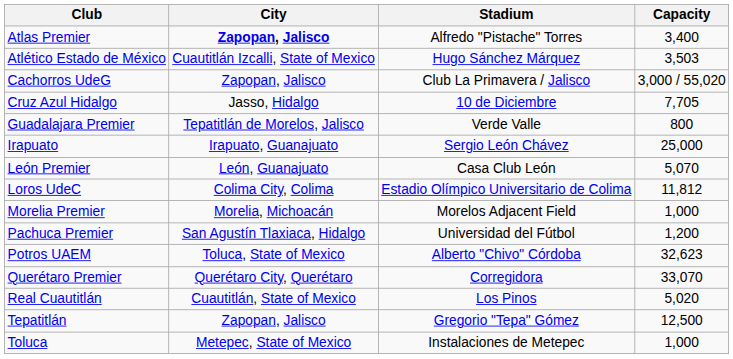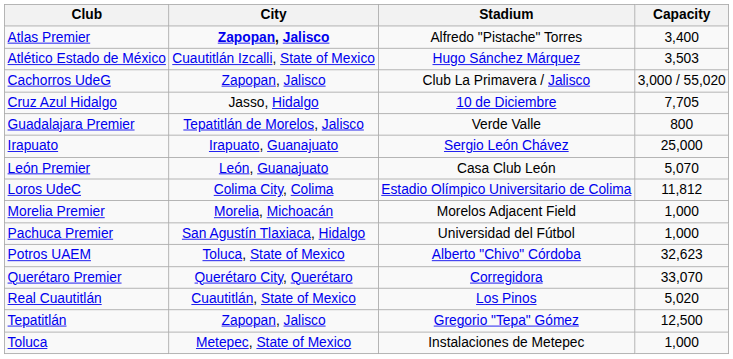(682, 233) 1,200 -> (682, 233) 1,000
